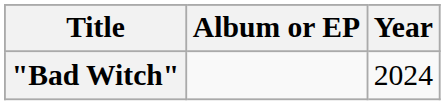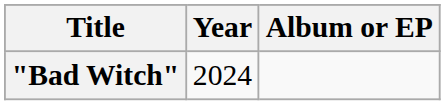columns swapped: (403, 27) <-> (276, 27)
